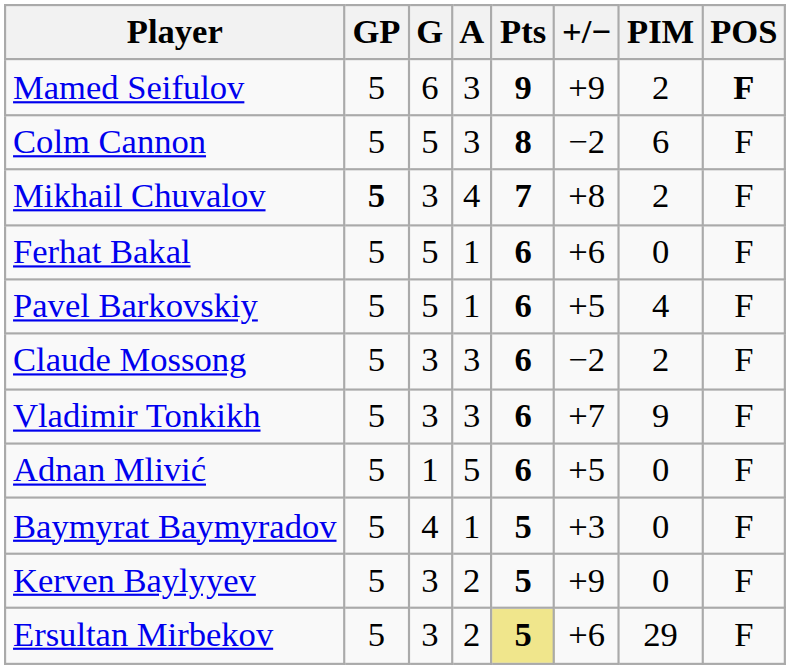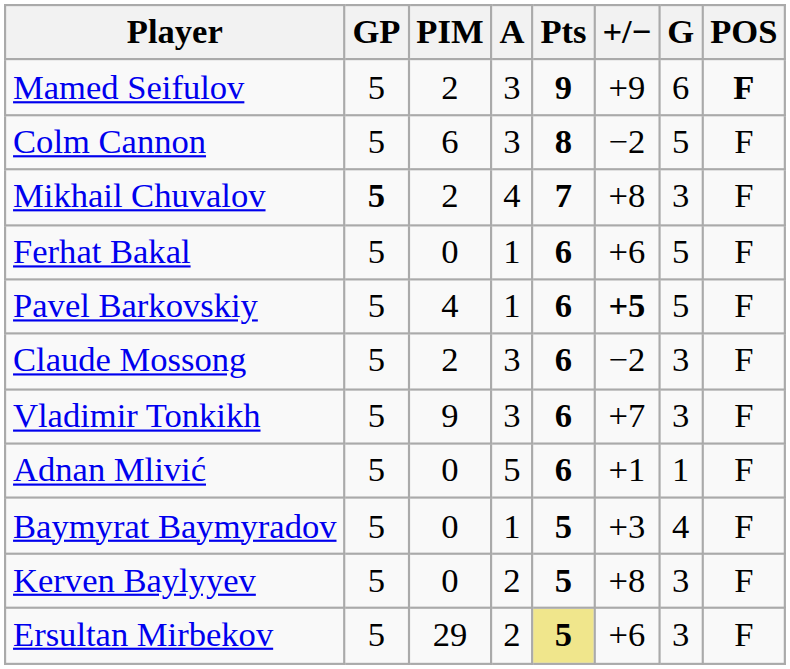columns swapped: (430, 31) <-> (661, 31)
(587, 305) normal -> (627, 305) bold
(587, 470) +5 -> (627, 470) +1
(587, 580) +9 -> (627, 580) +8
